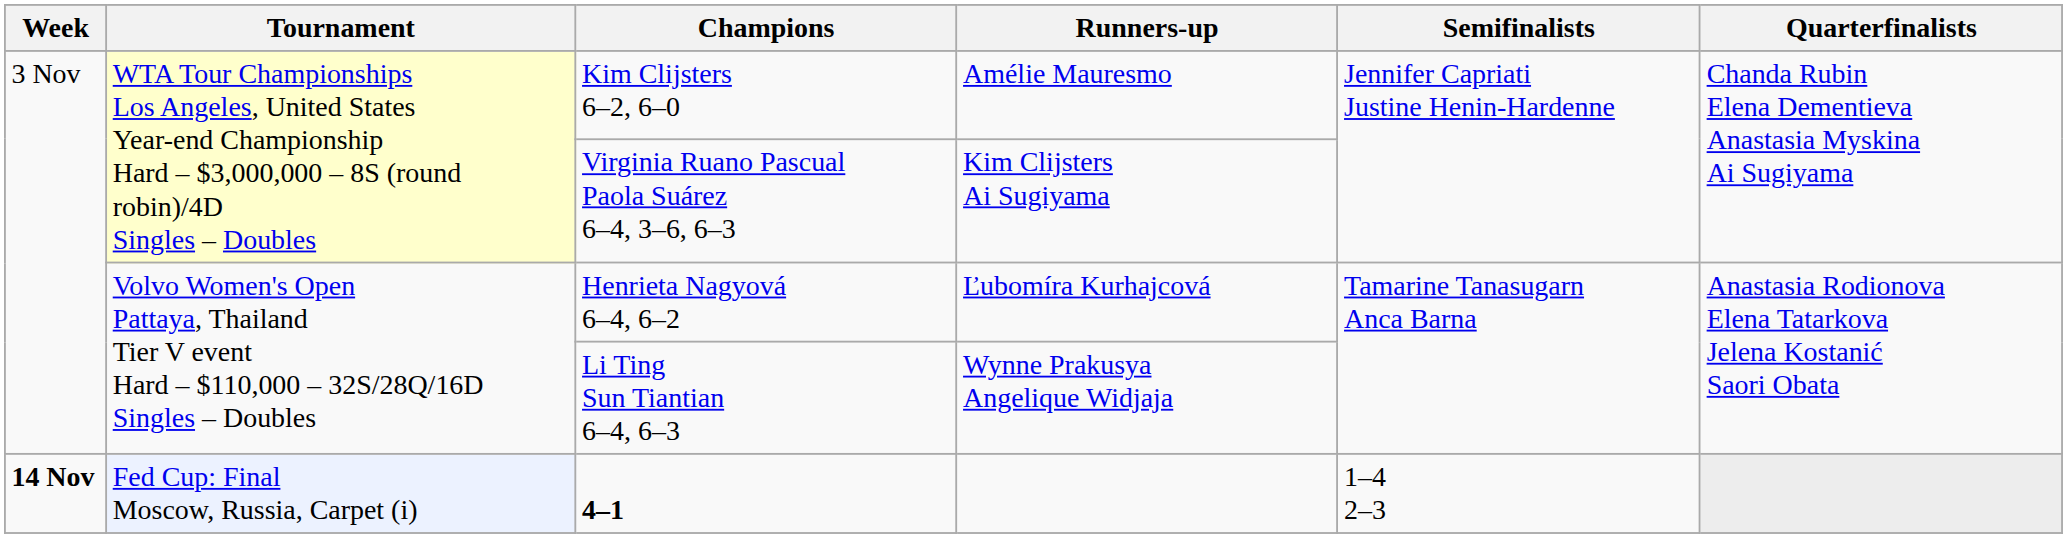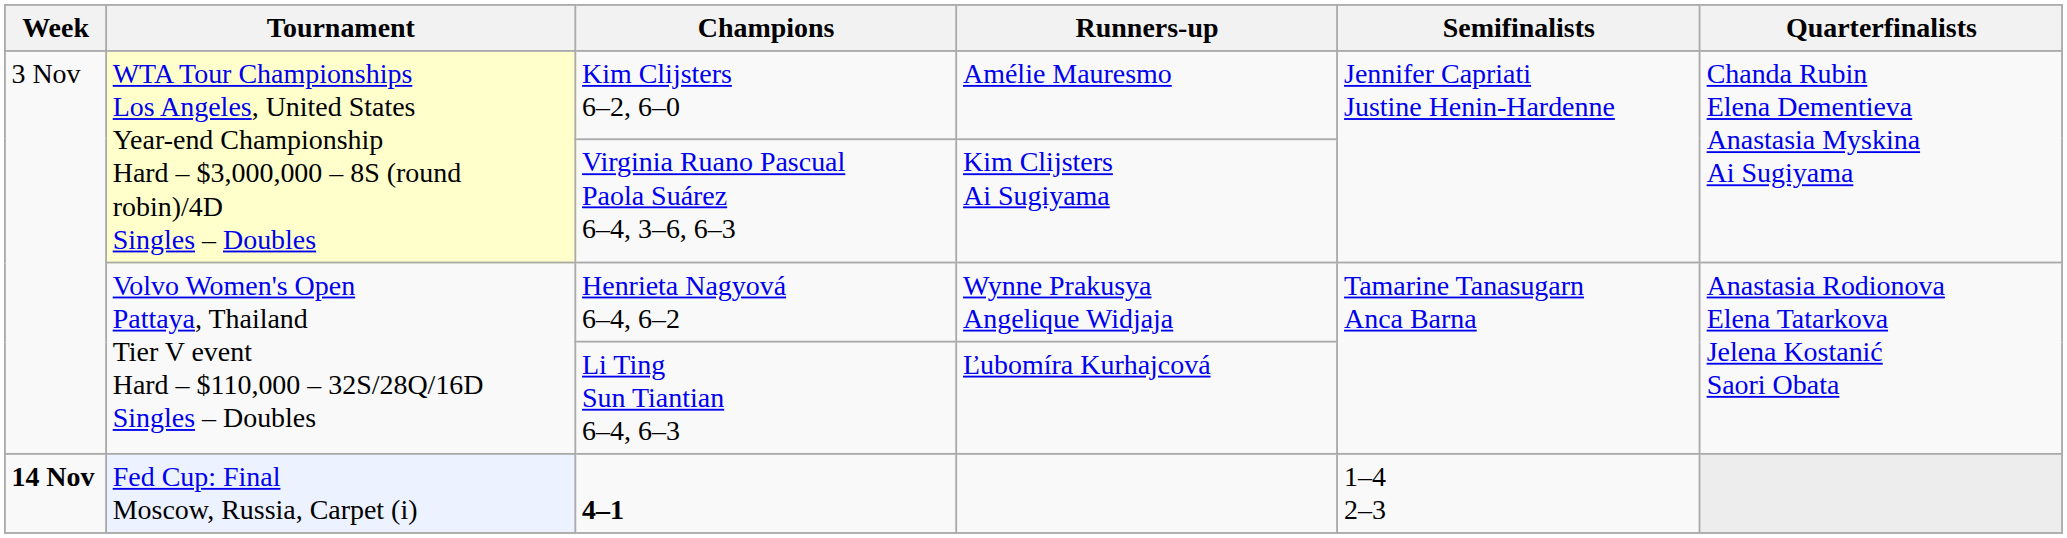(1087, 285) Ľubomíra Kurhajcová -> (1068, 302) Wynne Prakusya Angelique Widjaja
(1068, 381) Wynne Prakusya Angelique Widjaja -> (1087, 364) Ľubomíra Kurhajcová
